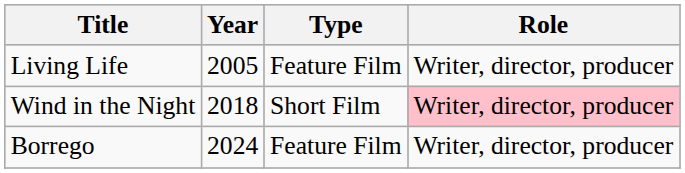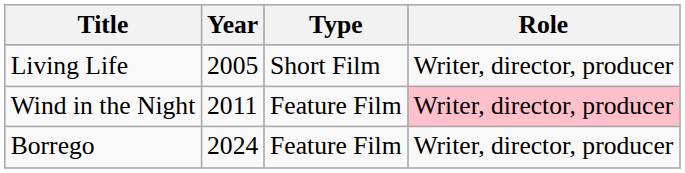(336, 65) Feature Film -> (325, 65) Short Film
(233, 106) 2018 -> (232, 106) 2011
(325, 106) Short Film -> (336, 106) Feature Film
